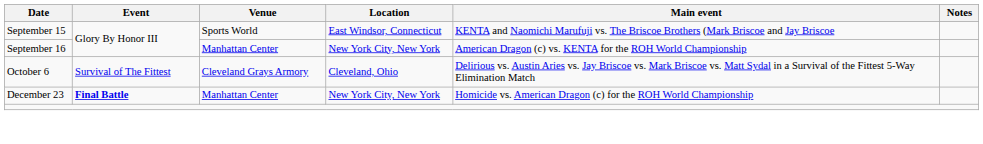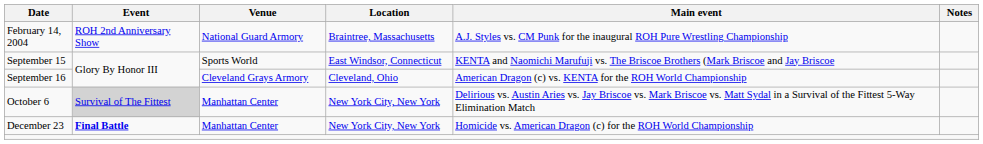+ row: (34, 36)
(240, 47) Manhattan Center -> (255, 77) Cleveland Grays Armory
(384, 47) New York City, New York -> (363, 77) Cleveland, Ohio
(123, 71) no background -> (123, 101) lightgrey background
(255, 71) Cleveland Grays Armory -> (240, 101) Manhattan Center
(363, 71) Cleveland, Ohio -> (384, 101) New York City, New York
